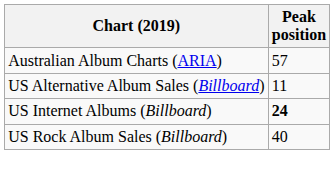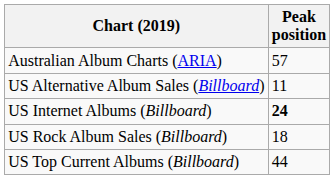(280, 136) 40 -> (280, 136) 18
+ row: (124, 162)
